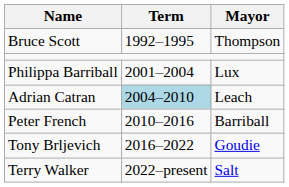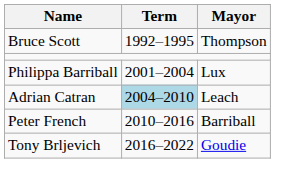- row: (48, 169)
